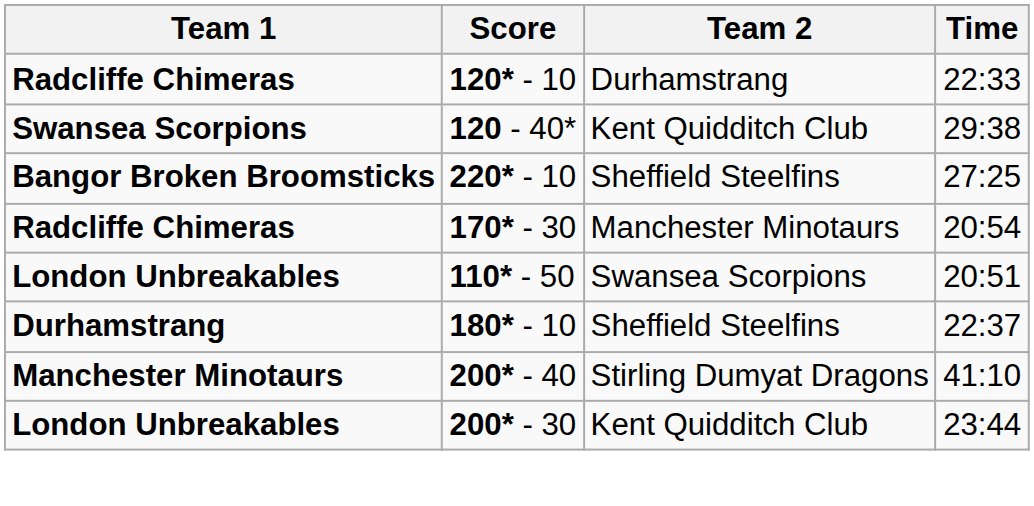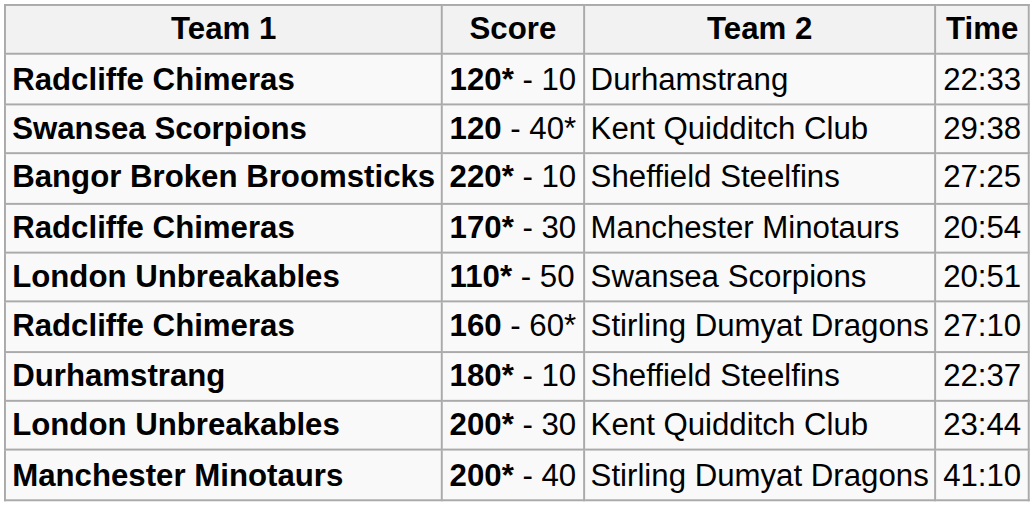+ row: (513, 326)
rows swapped: (513, 425) <-> (513, 375)
